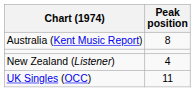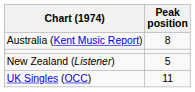(168, 62) 4 -> (168, 62) 5
